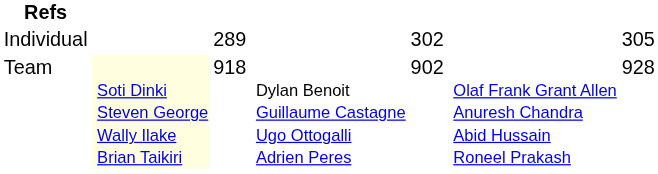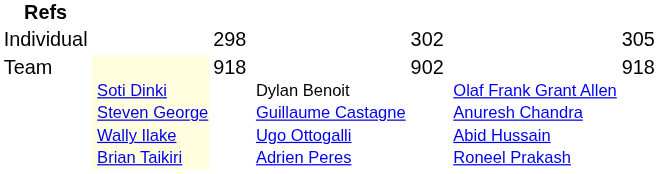(230, 40) 289 -> (230, 40) 298
(638, 67) 928 -> (638, 67) 918
